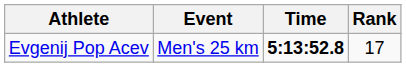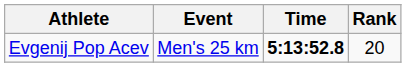(375, 48) 17 -> (375, 48) 20
